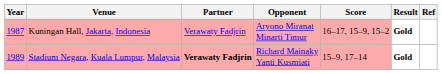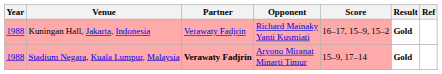(15, 32) 1987 -> (15, 32) 1988
(285, 32) Aryono Miranat Minarti Timur -> (287, 32) Richard Mainaky Yanti Kusmiati
(15, 57) 1989 -> (15, 57) 1988
(287, 57) Richard Mainaky Yanti Kusmiati -> (285, 57) Aryono Miranat Minarti Timur
